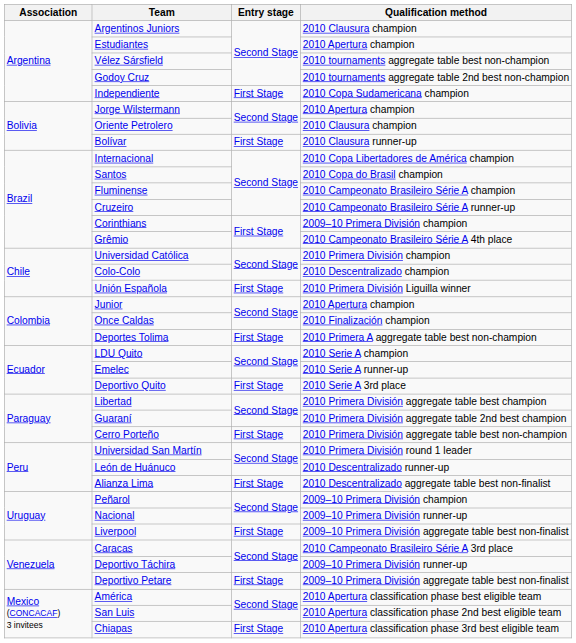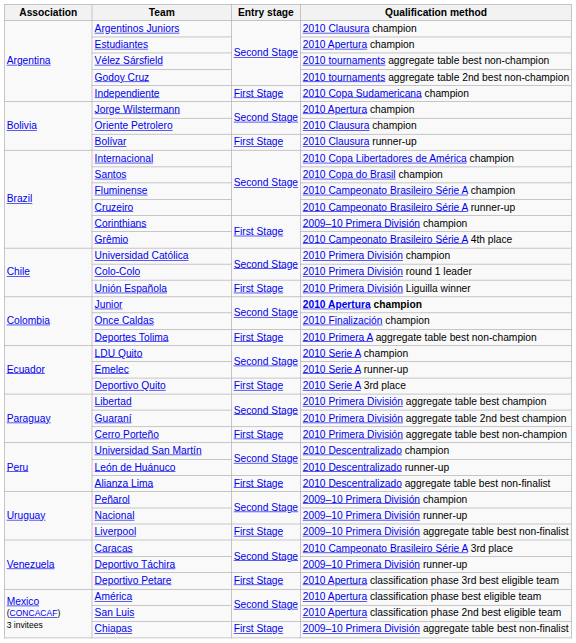(376, 272) 2010 Descentralizado champion -> (387, 272) 2010 Primera División round 1 leader
(359, 304) normal -> (362, 304) bold
(387, 451) 2010 Primera División round 1 leader -> (376, 451) 2010 Descentralizado champion
(436, 581) 2009–10 Primera División aggregate table best non-finalist -> (431, 581) 2010 Apertura classification phase 3rd best eligible team
(431, 629) 2010 Apertura classification phase 3rd best eligible team -> (436, 629) 2009–10 Primera División aggregate table best non-finalist
